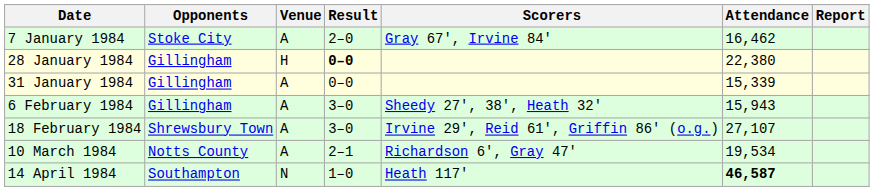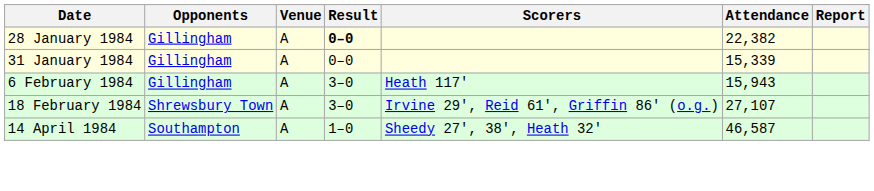- row: (66, 39)
(284, 61) H -> (284, 39) A
(751, 61) 22,380 -> (751, 39) 22,382
(493, 107) Sheedy 27', 38', Heath 32' -> (427, 84) Heath 117'
- row: (62, 152)
(284, 175) N -> (284, 129) A
(427, 175) Heath 117' -> (493, 129) Sheedy 27', 38', Heath 32'
(751, 175) bold -> (751, 129) normal
